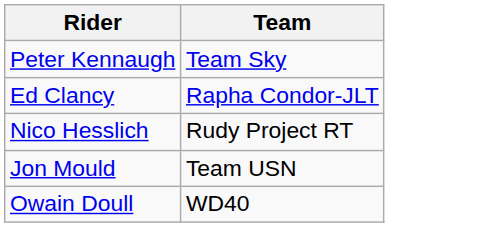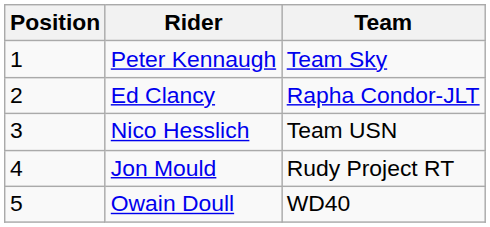+ column: (55, 22)
(270, 131) Rudy Project RT -> (342, 131) Team USN
(241, 167) Team USN -> (370, 167) Rudy Project RT
